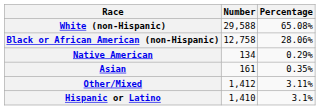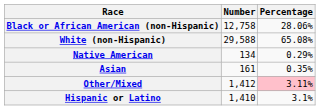rows swapped: (113, 26) <-> (113, 40)
(300, 84) no background -> (300, 84) pink background
